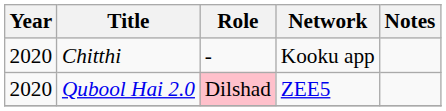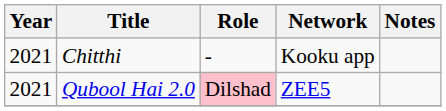(31, 55) 2020 -> (31, 55) 2021
(31, 88) 2020 -> (31, 88) 2021
